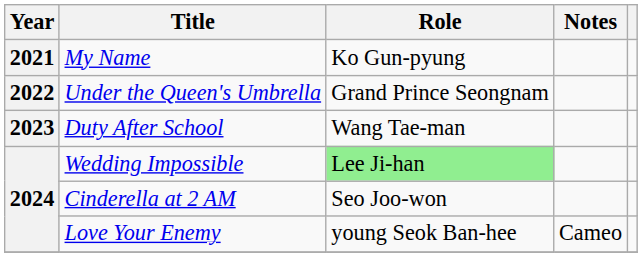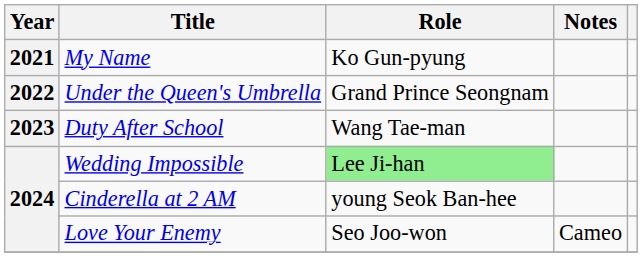(389, 198) Seo Joo-won -> (424, 198) young Seok Ban-hee
(424, 233) young Seok Ban-hee -> (389, 233) Seo Joo-won
